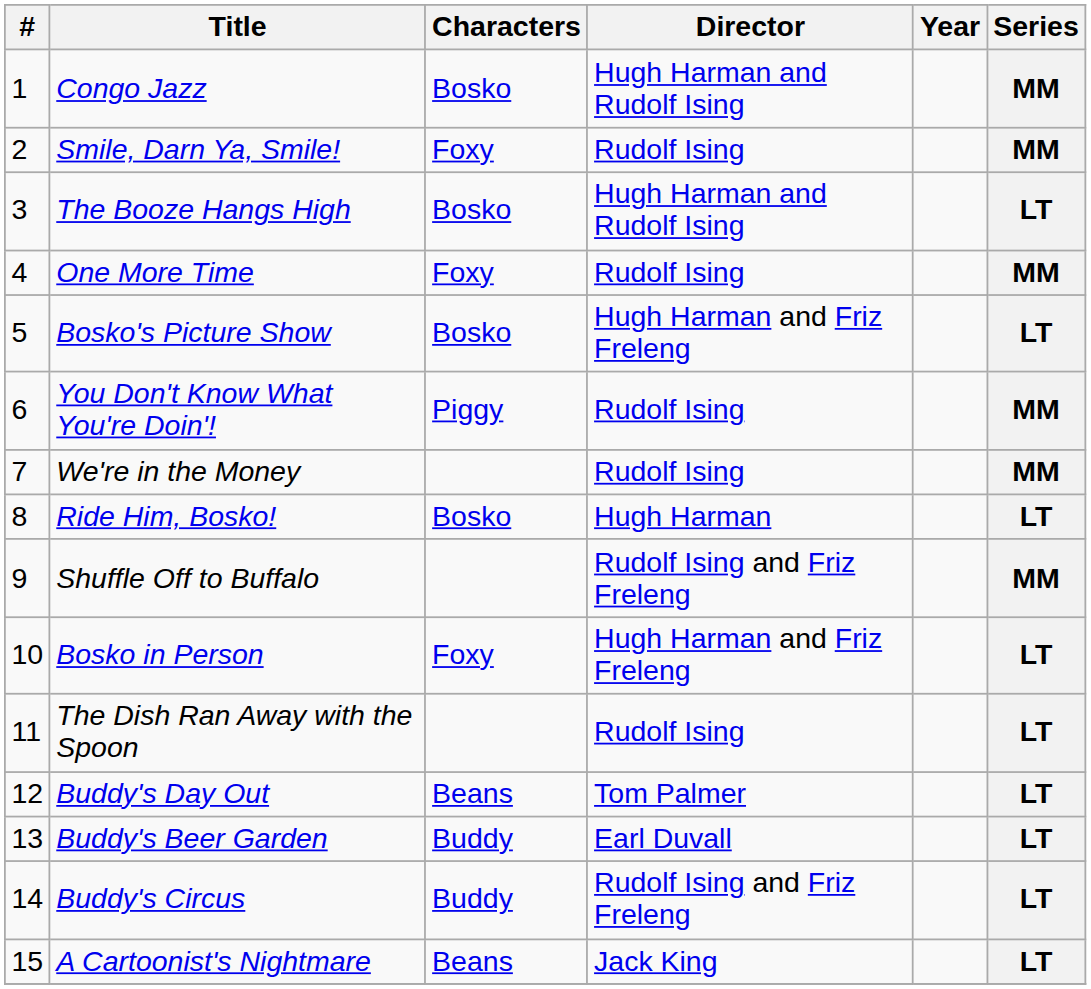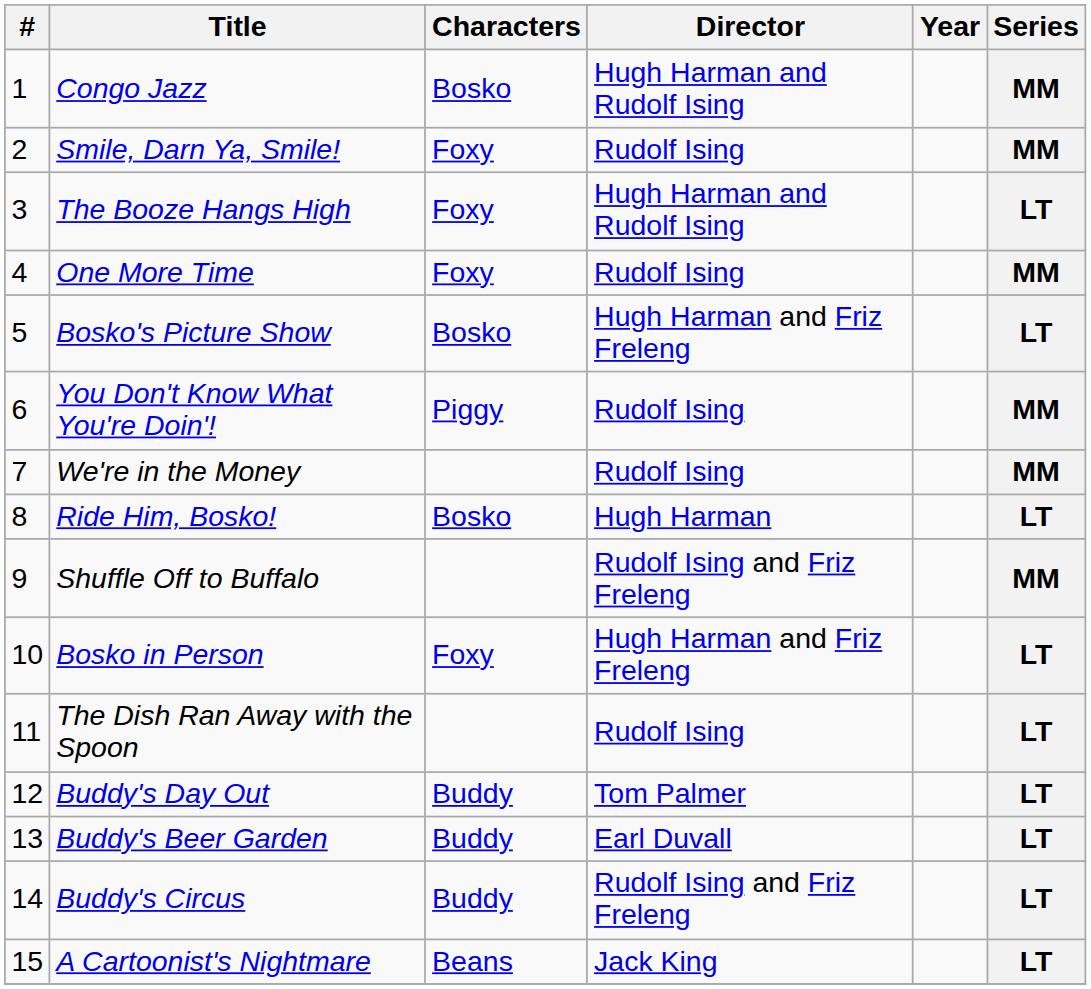(472, 210) Bosko -> (463, 210) Foxy
(473, 793) Beans -> (473, 793) Buddy
